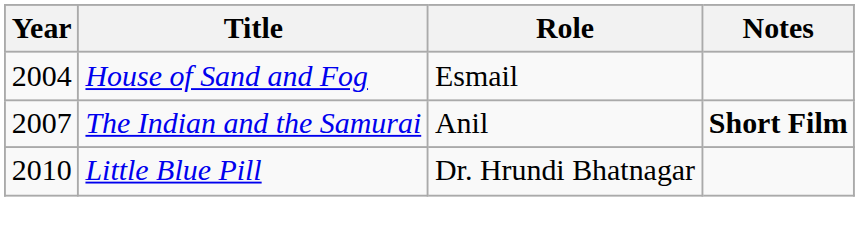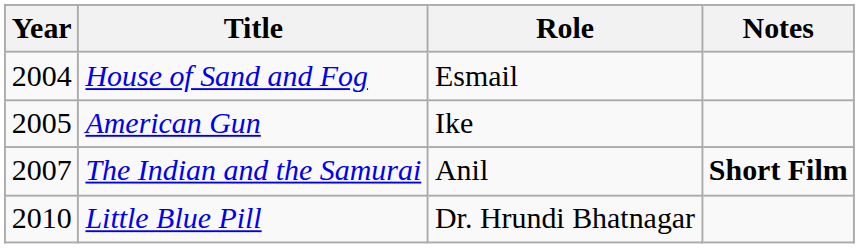+ row: (173, 123)
